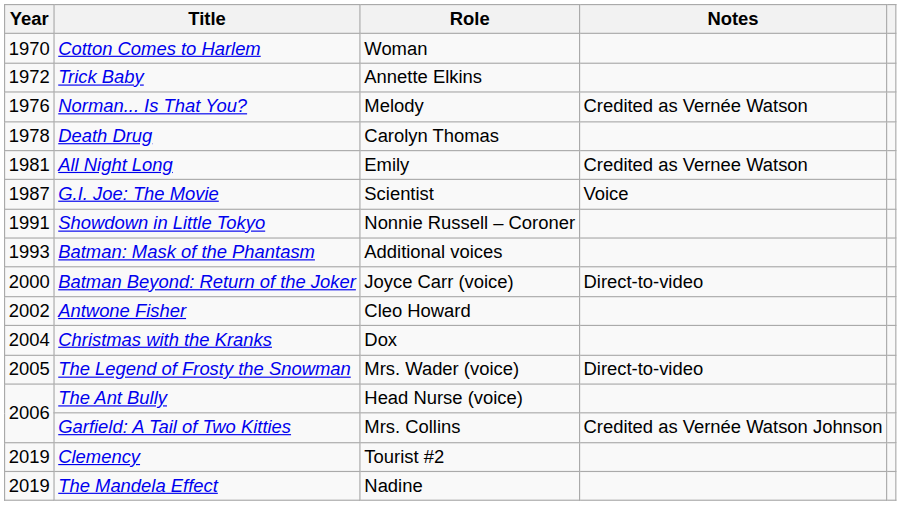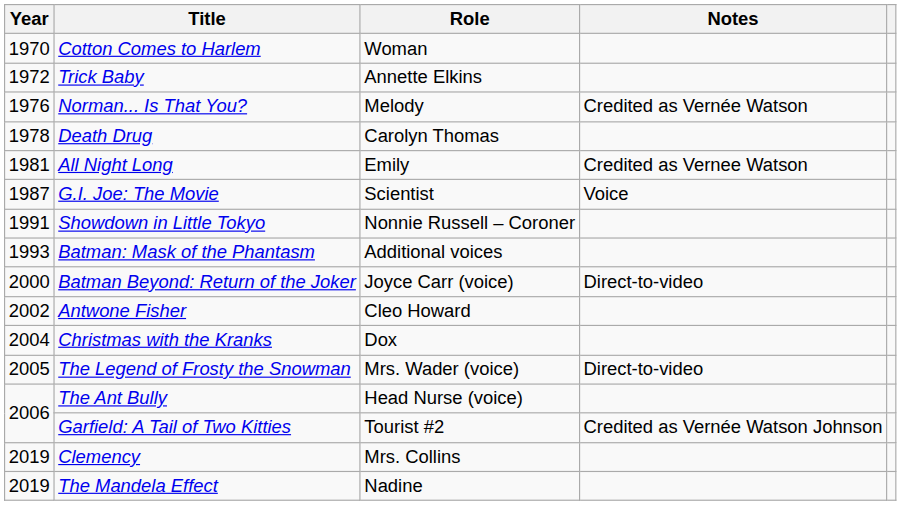(412, 427) Mrs. Collins -> (404, 427) Tourist #2
(404, 456) Tourist #2 -> (412, 456) Mrs. Collins
